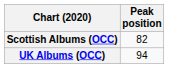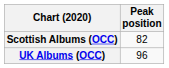(142, 55) 94 -> (142, 55) 96
